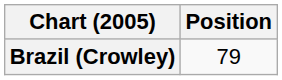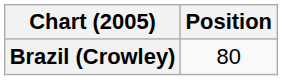(229, 56) 79 -> (229, 56) 80
